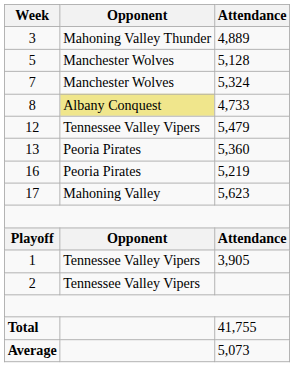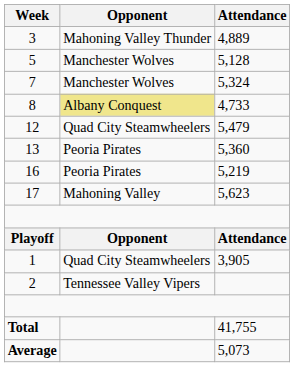(132, 127) Tennessee Valley Vipers -> (137, 127) Quad City Steamwheelers
(132, 261) Tennessee Valley Vipers -> (137, 261) Quad City Steamwheelers
